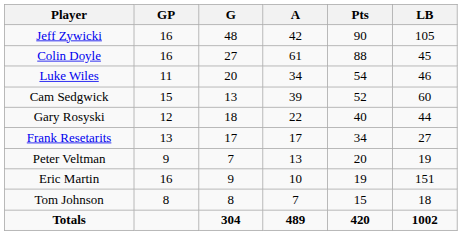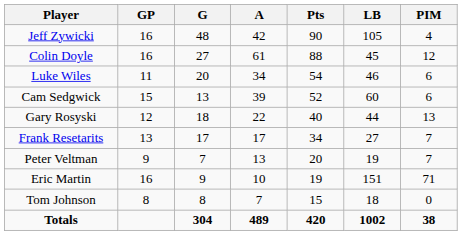+ column: (429, 14)
